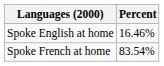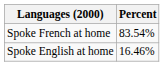rows swapped: (59, 52) <-> (60, 33)
